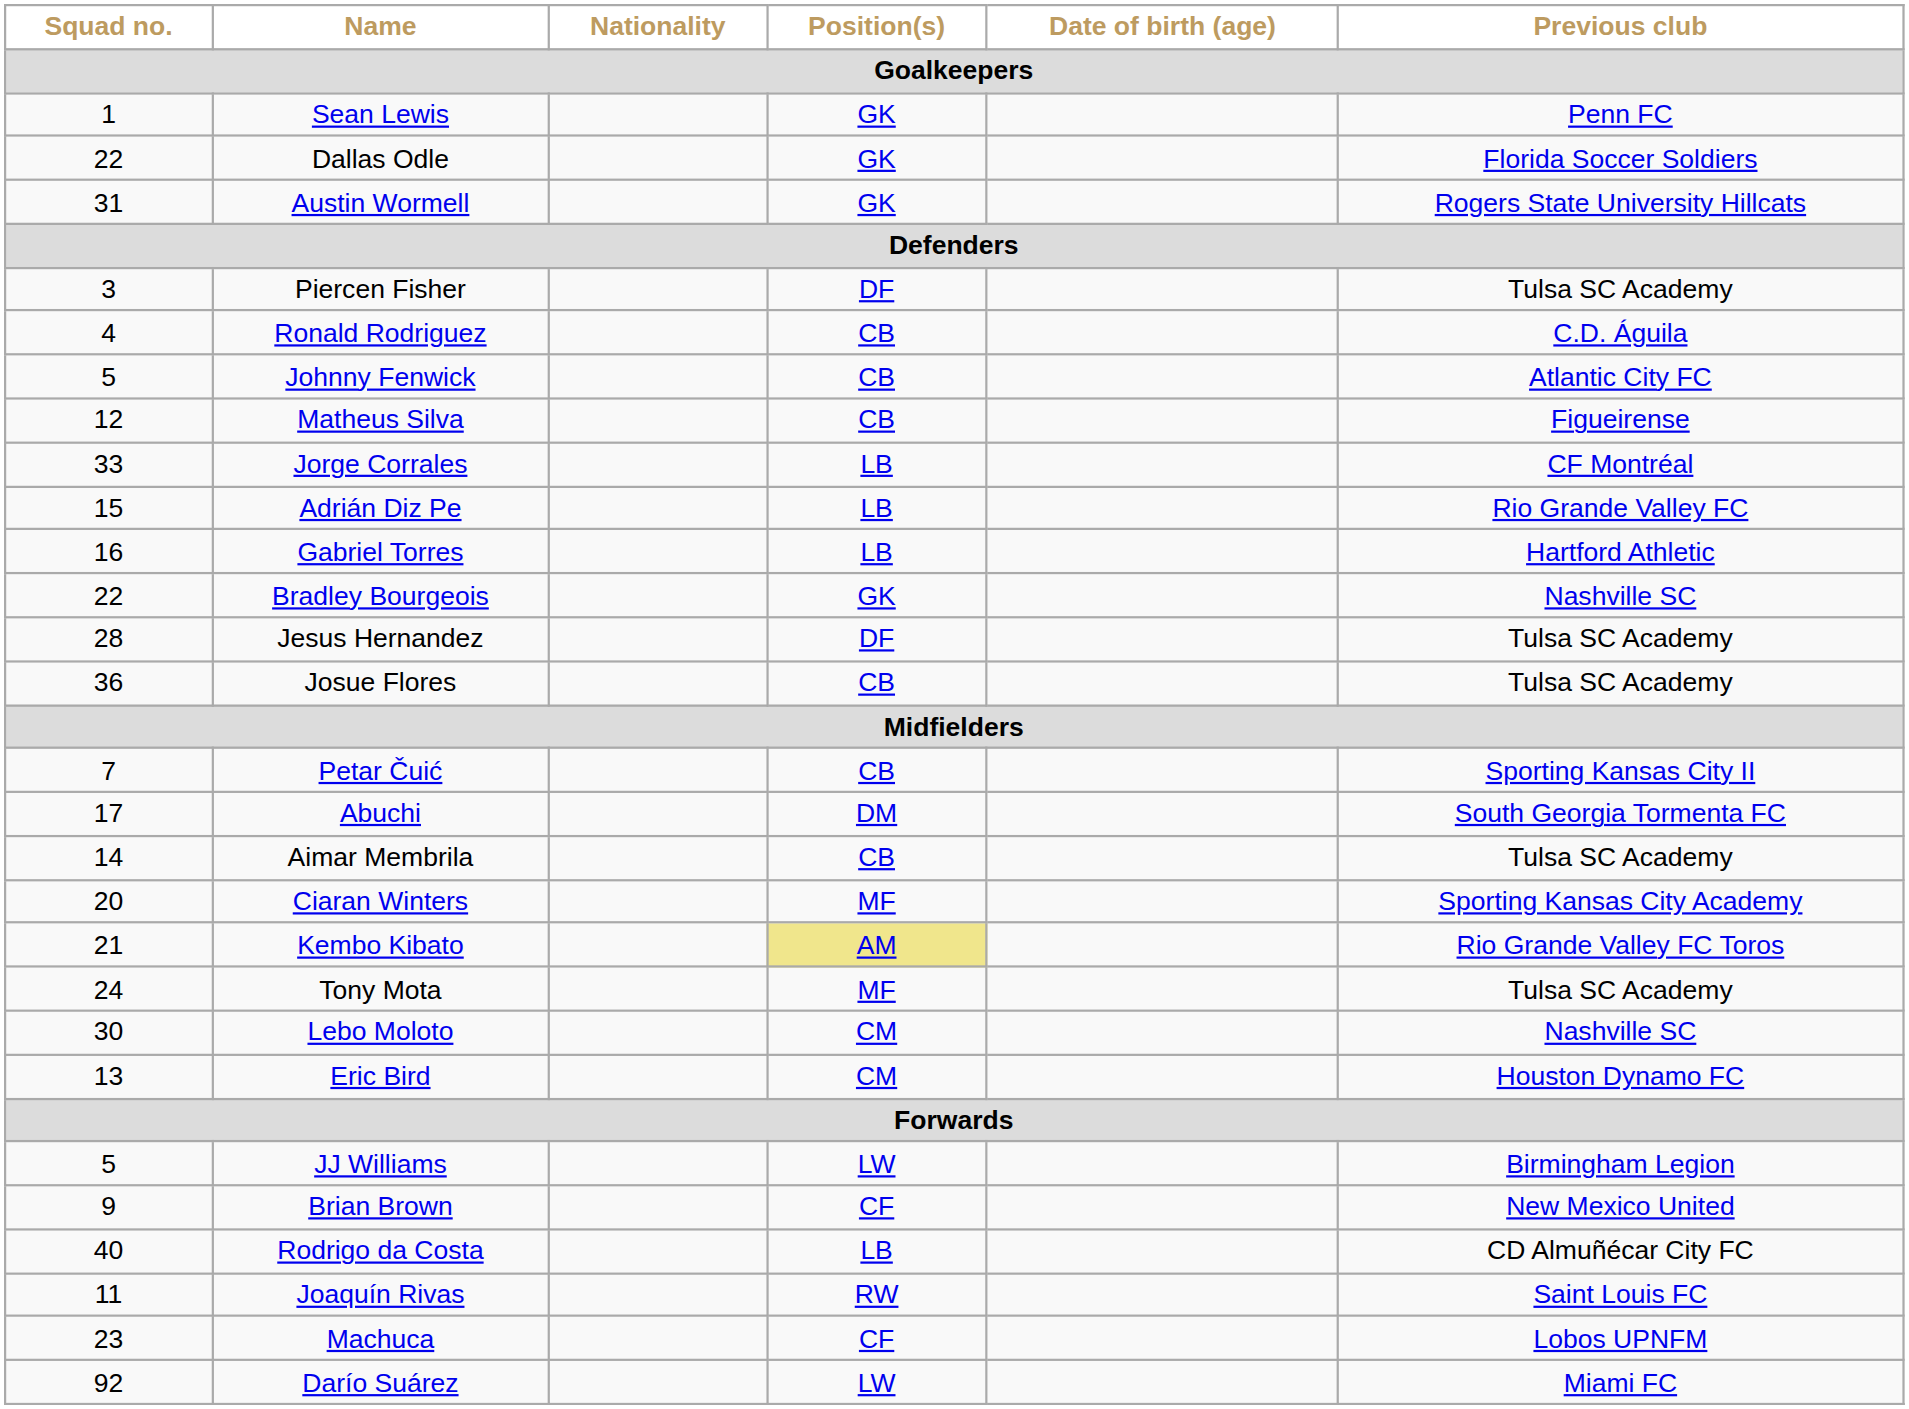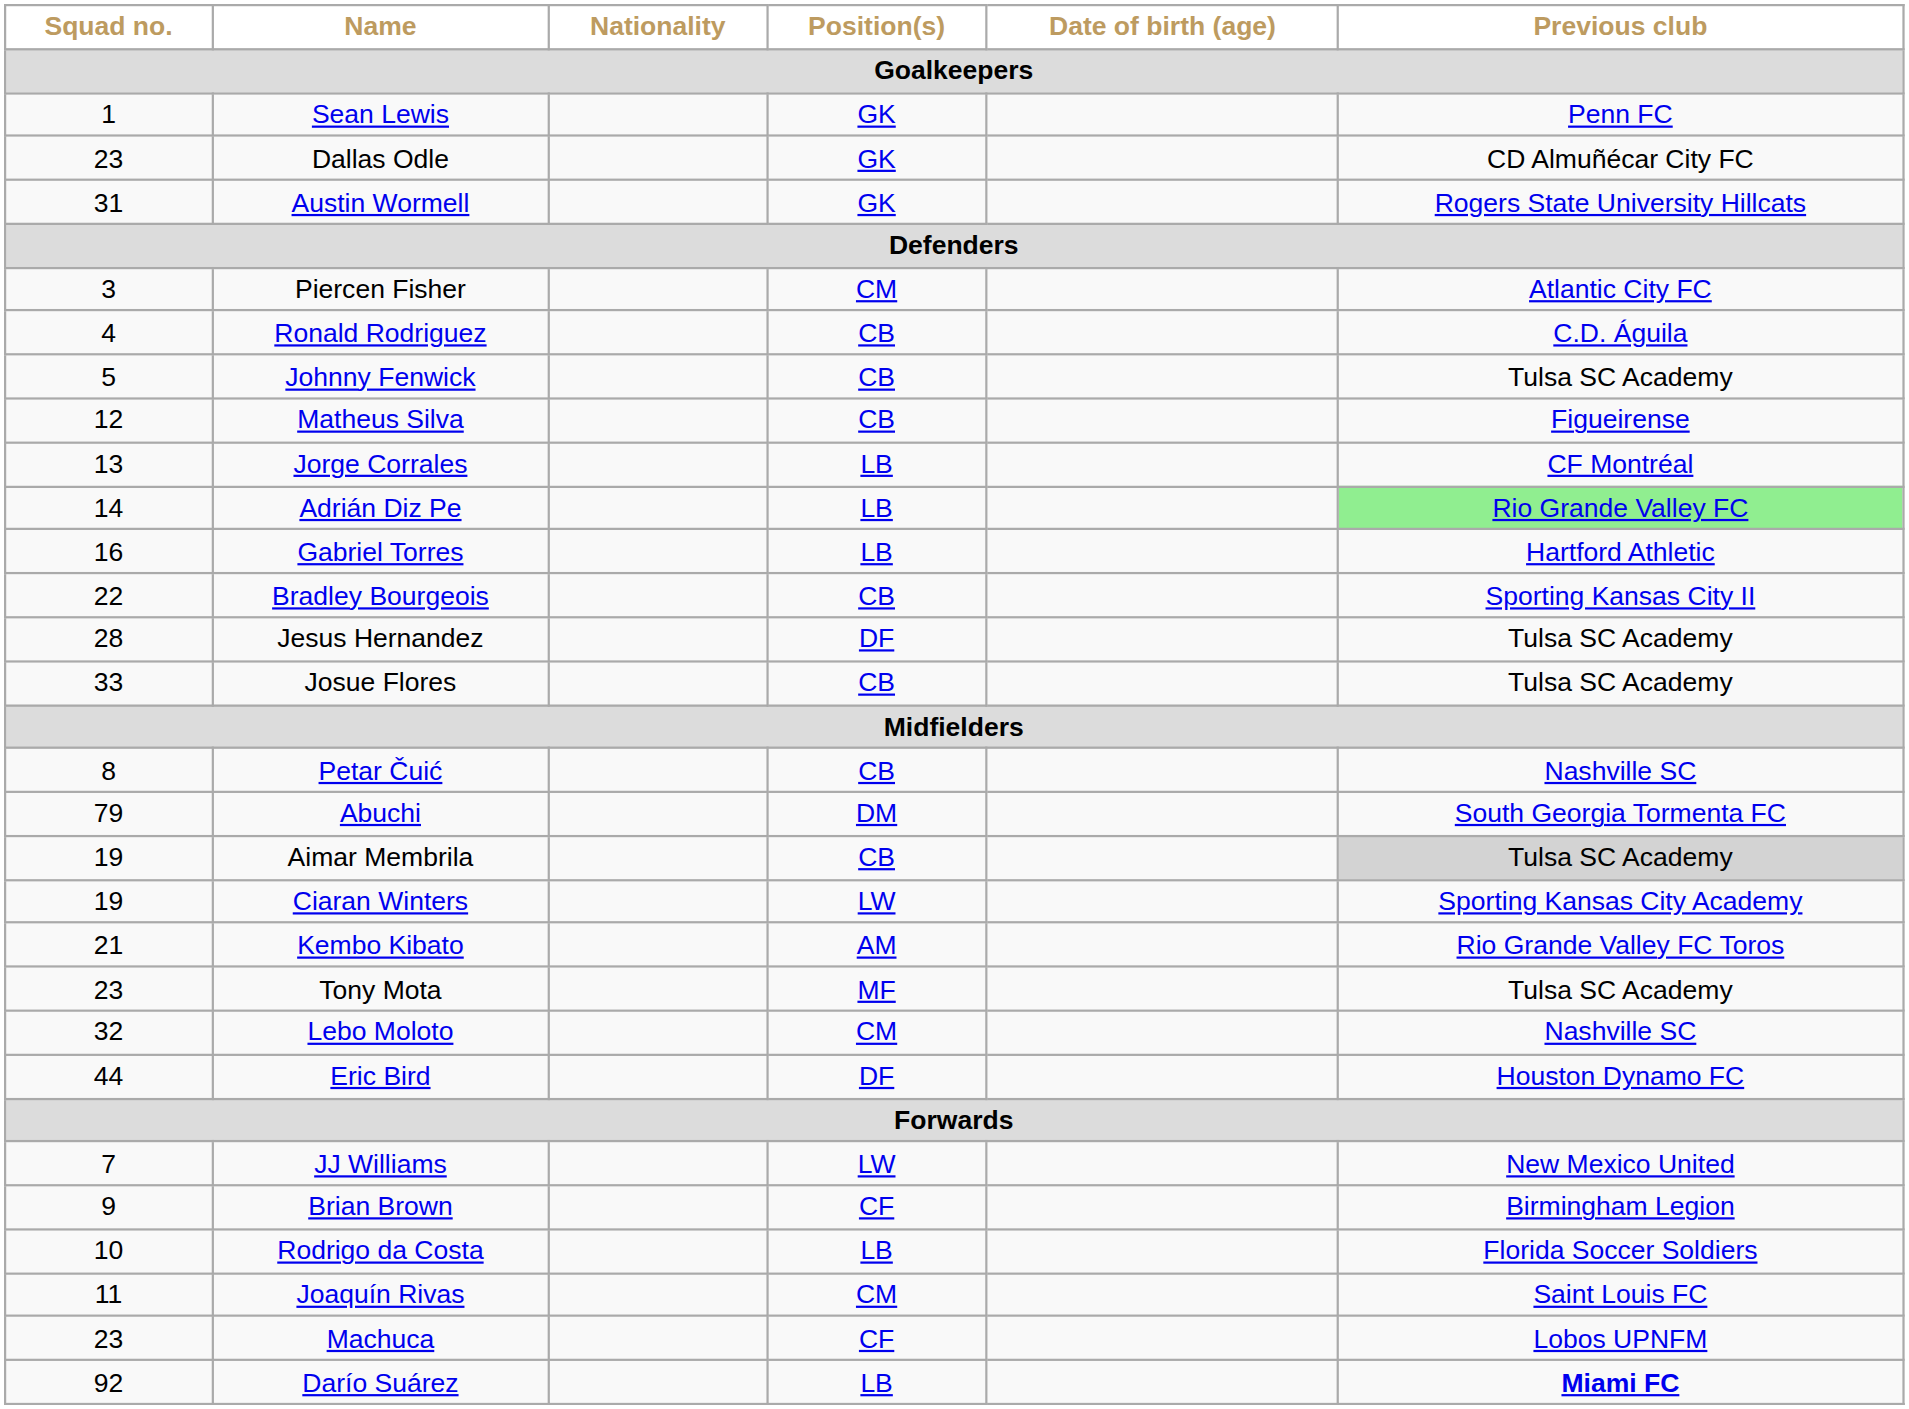(109, 158) 22 -> (109, 158) 23
(1620, 158) Florida Soccer Soldiers -> (1620, 158) CD Almuñécar City FC
(877, 289) DF -> (877, 289) CM
(1620, 289) Tulsa SC Academy -> (1620, 289) Atlantic City FC
(1620, 377) Atlantic City FC -> (1620, 377) Tulsa SC Academy
(109, 464) 33 -> (109, 464) 13
(109, 508) 15 -> (109, 508) 14
(1620, 508) no background -> (1620, 508) lightgreen background
(877, 595) GK -> (877, 595) CB
(1620, 595) Nashville SC -> (1620, 595) Sporting Kansas City II
(109, 683) 36 -> (109, 683) 33
(109, 770) 7 -> (109, 770) 8
(1620, 770) Sporting Kansas City II -> (1620, 770) Nashville SC
(109, 814) 17 -> (109, 814) 79
(109, 858) 14 -> (109, 858) 19
(1620, 858) no background -> (1620, 858) lightgrey background
(109, 901) 20 -> (109, 901) 19
(877, 901) MF -> (877, 901) LW
(877, 945) khaki background -> (877, 945) no background
(109, 989) 24 -> (109, 989) 23
(109, 1032) 30 -> (109, 1032) 32
(109, 1076) 13 -> (109, 1076) 44
(877, 1076) CM -> (877, 1076) DF
(109, 1164) 5 -> (109, 1164) 7
(1620, 1164) Birmingham Legion -> (1620, 1164) New Mexico United
(1620, 1207) New Mexico United -> (1620, 1207) Birmingham Legion
(109, 1251) 40 -> (109, 1251) 10
(1620, 1251) CD Almuñécar City FC -> (1620, 1251) Florida Soccer Soldiers
(877, 1295) RW -> (877, 1295) CM
(877, 1382) LW -> (877, 1382) LB
(1620, 1382) normal -> (1620, 1382) bold
